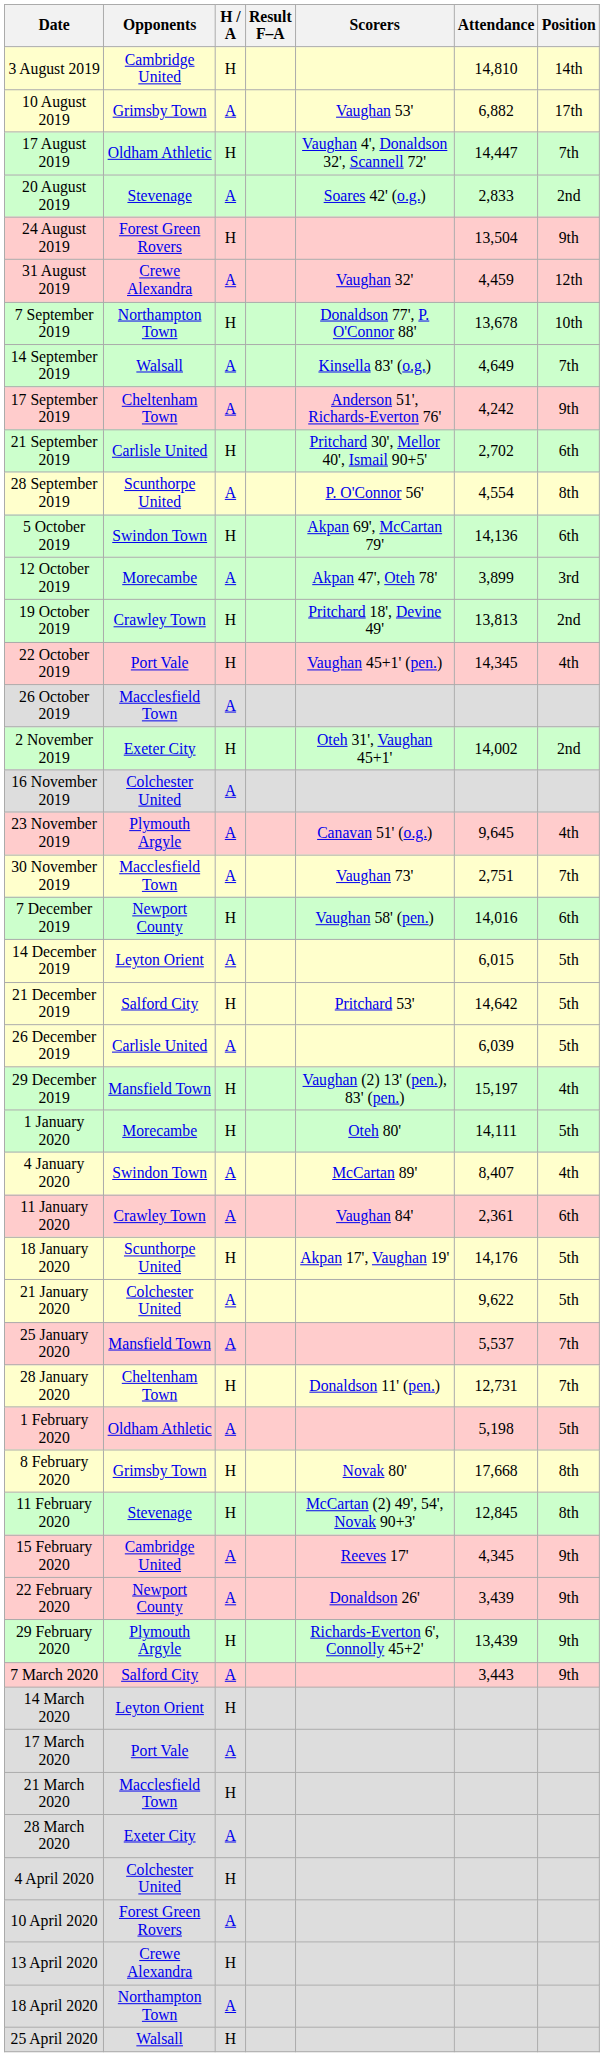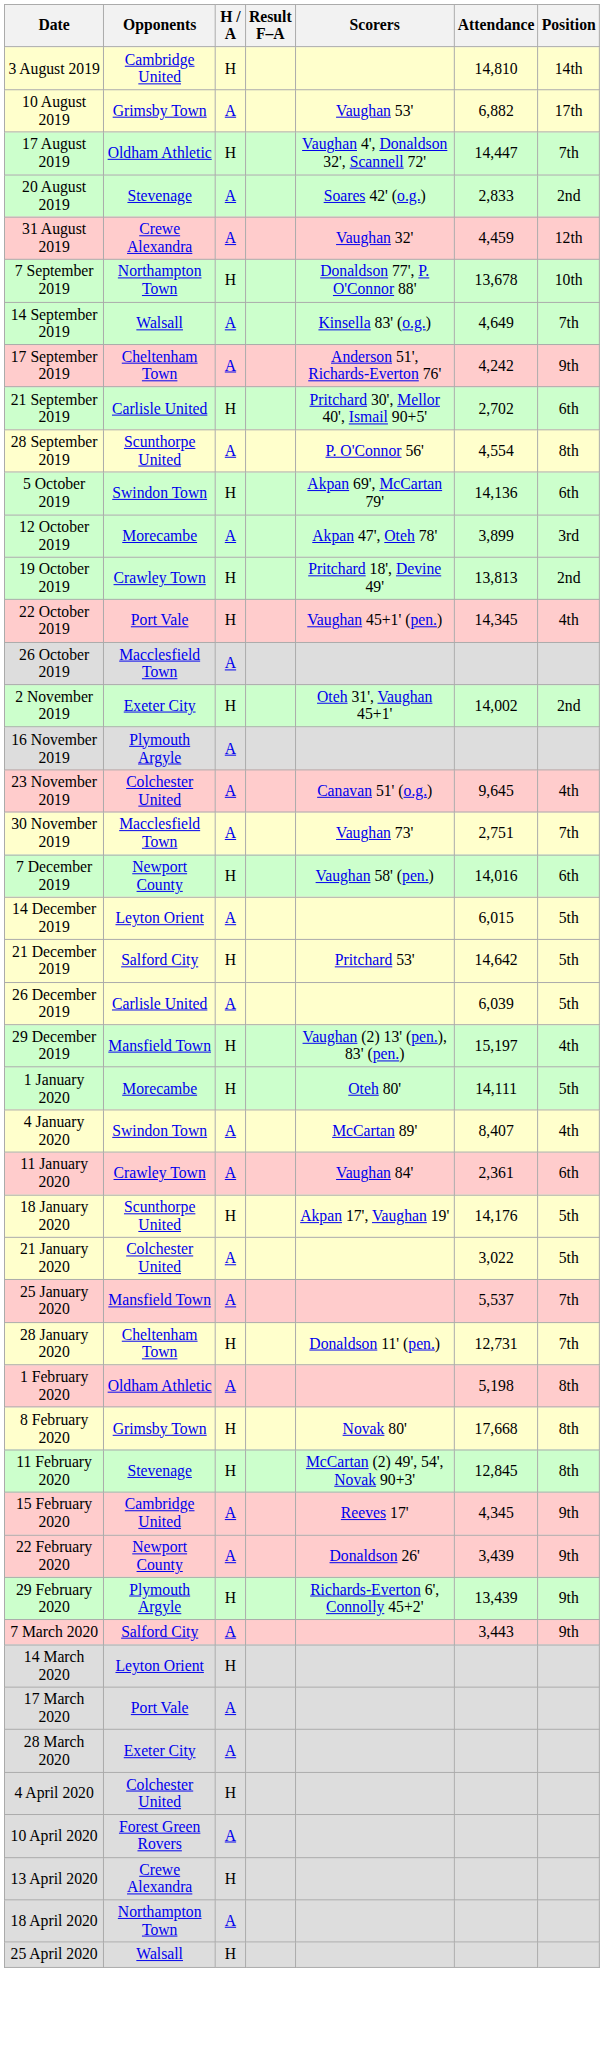- row: (54, 238)
(160, 790) Colchester United -> (160, 748) Plymouth Argyle
(160, 833) Plymouth Argyle -> (160, 790) Colchester United
(496, 1300) 9,622 -> (496, 1258) 3,022
(569, 1428) 5th -> (569, 1385) 8th
- row: (54, 1793)
